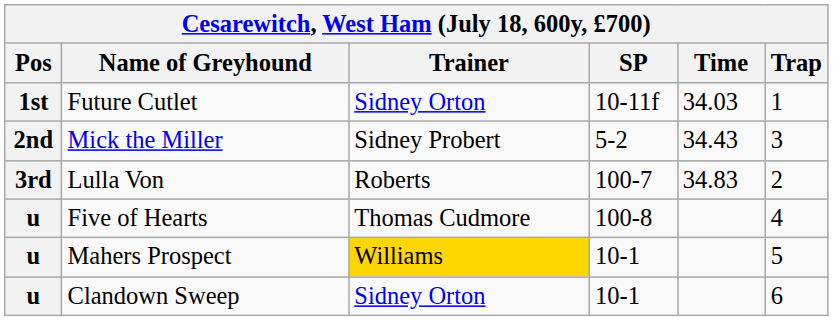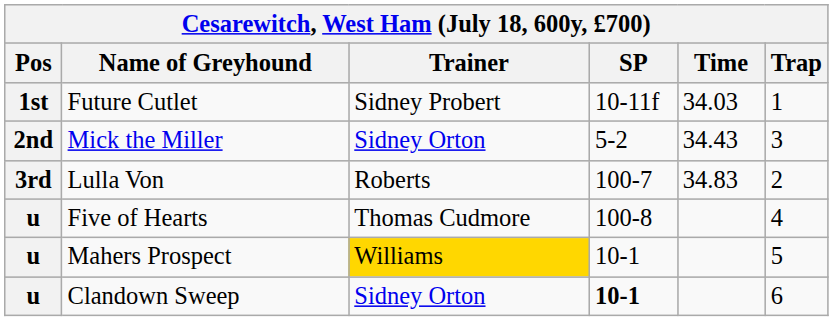(420, 101) Sidney Orton -> (427, 101) Sidney Probert
(427, 140) Sidney Probert -> (420, 140) Sidney Orton
(617, 295) normal -> (617, 295) bold
